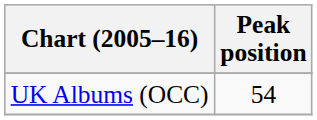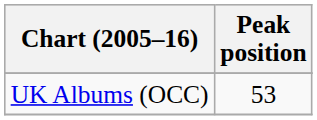(263, 93) 54 -> (263, 93) 53
